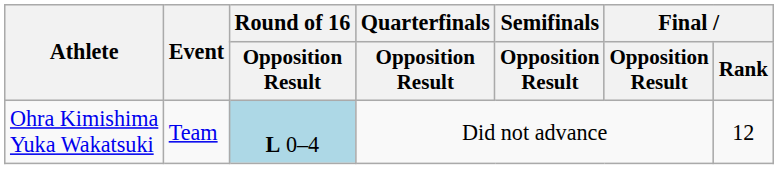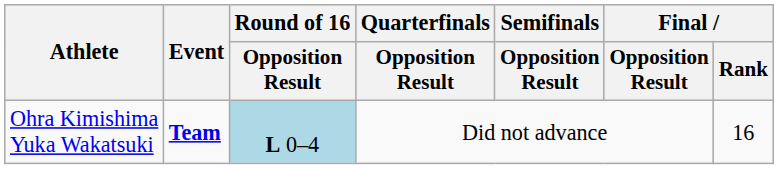(193, 132) normal -> (195, 132) bold
(743, 132) 12 -> (743, 132) 16
